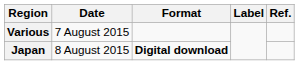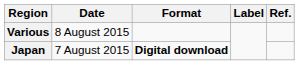(92, 32) 7 August 2015 -> (92, 32) 8 August 2015
(92, 50) 8 August 2015 -> (92, 50) 7 August 2015
